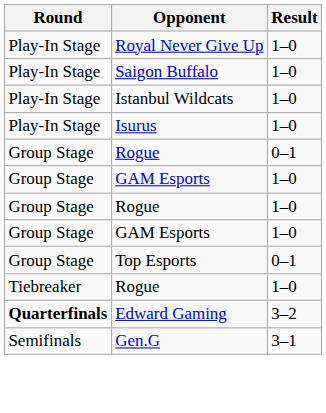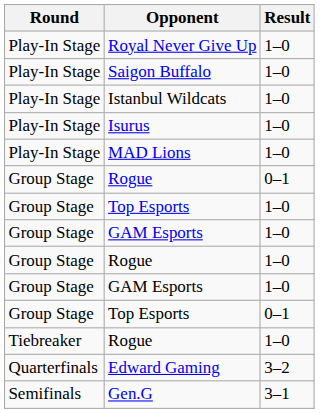+ row: (149, 152)
+ row: (149, 206)
(58, 313) bold -> (53, 367) normal
